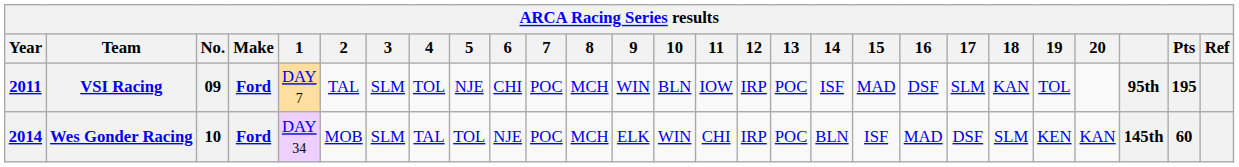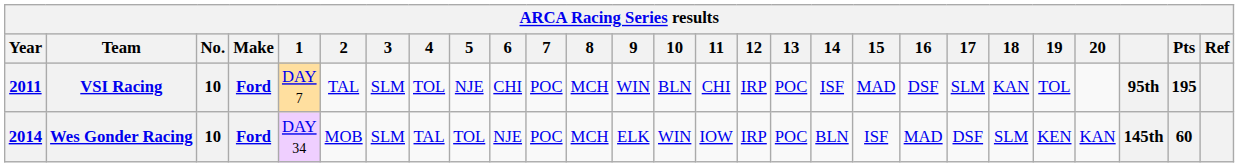(213, 87) 09 -> (213, 87) 10
(716, 87) IOW -> (716, 87) CHI
(716, 136) CHI -> (716, 136) IOW
